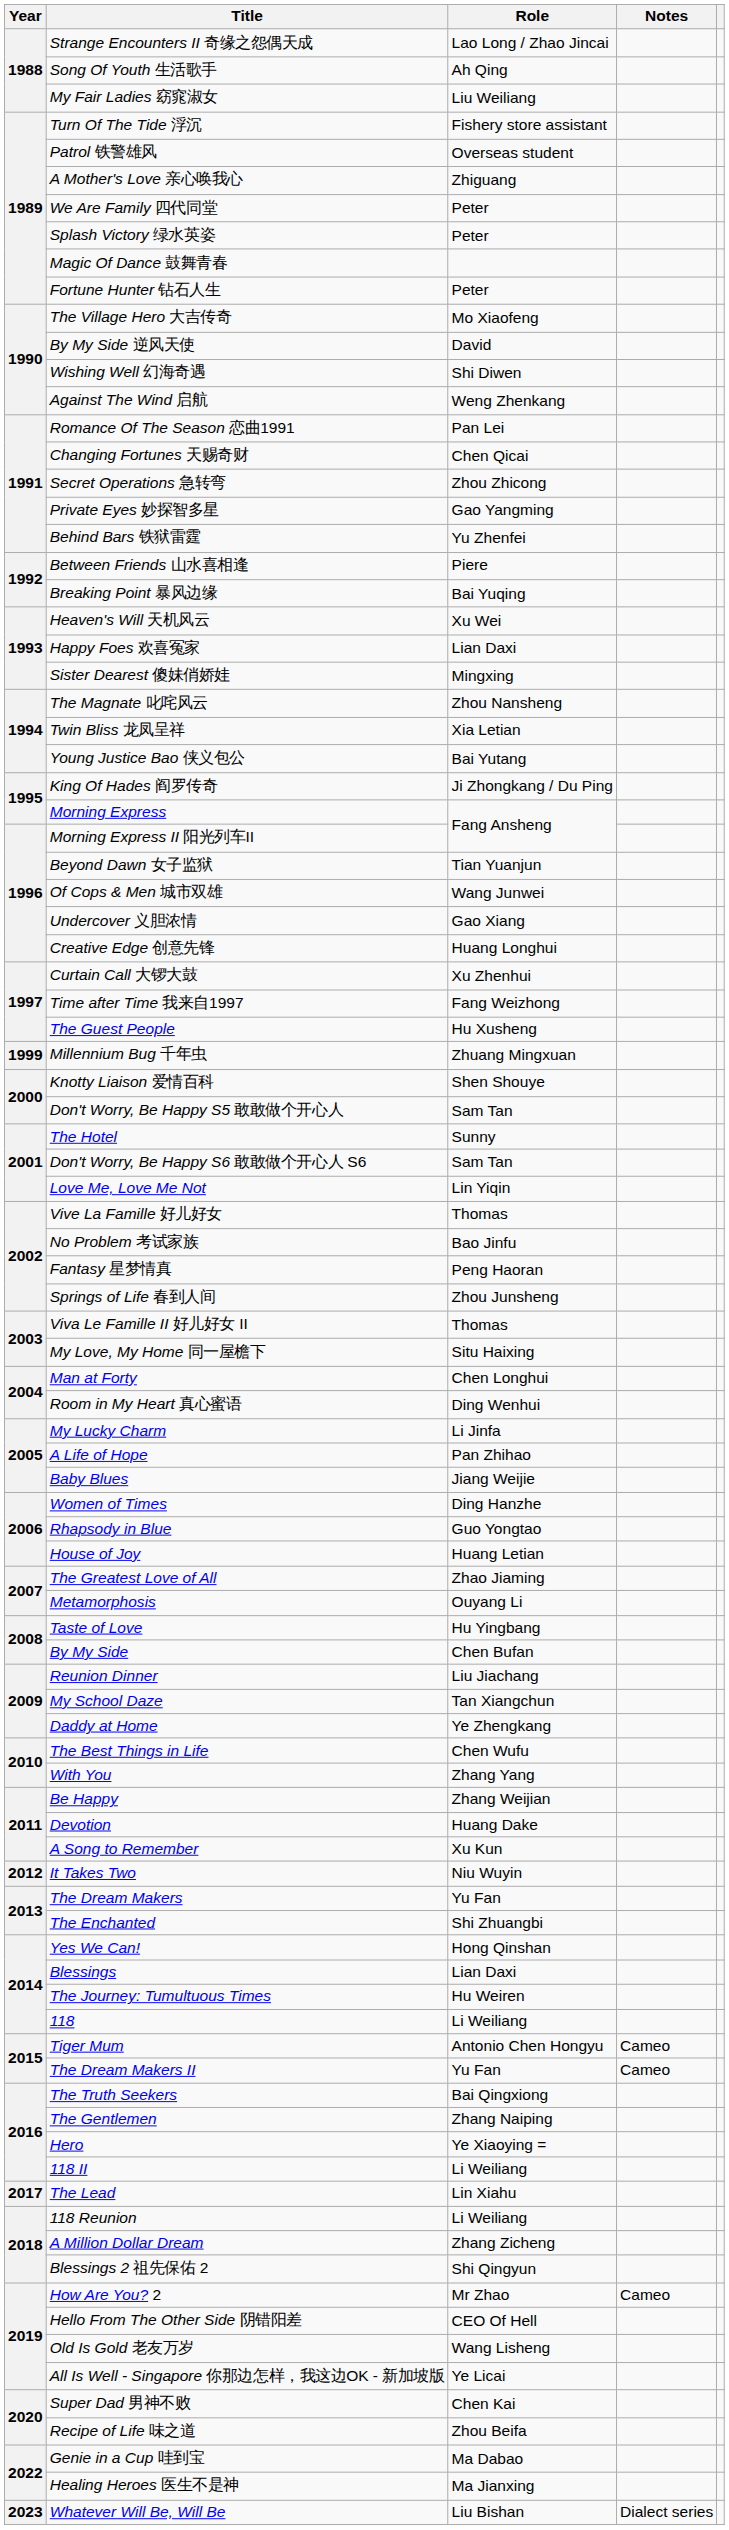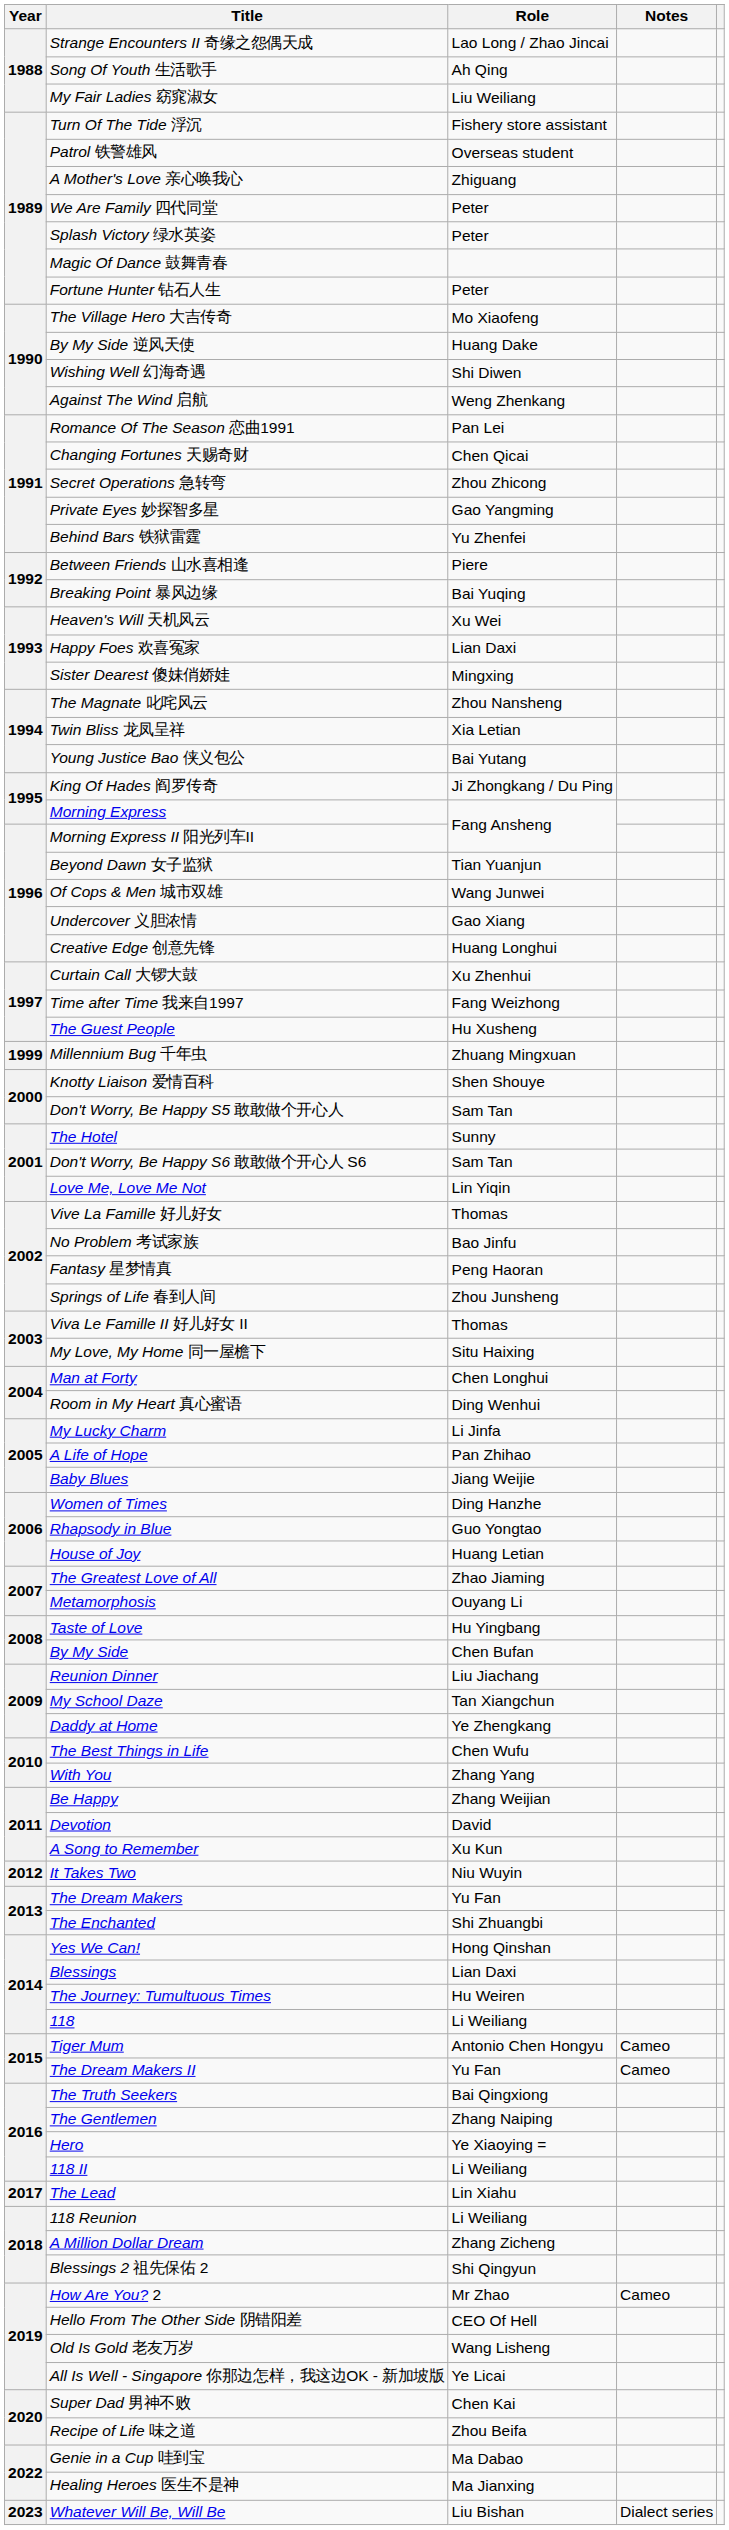(471, 345) David -> (495, 345) Huang Dake
(495, 1824) Huang Dake -> (471, 1824) David
